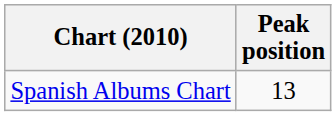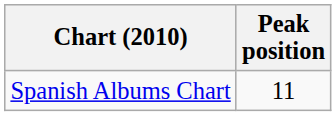(284, 90) 13 -> (284, 90) 11
